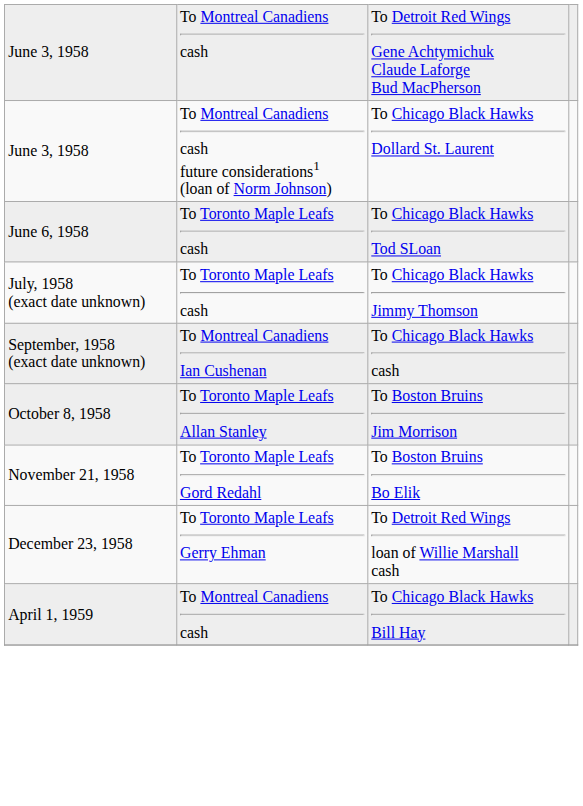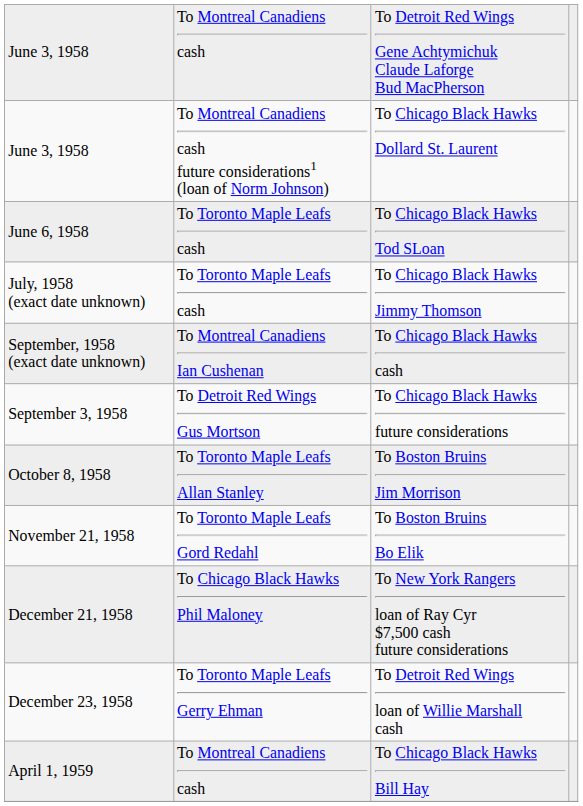+ row: (68, 414)
+ row: (70, 614)
